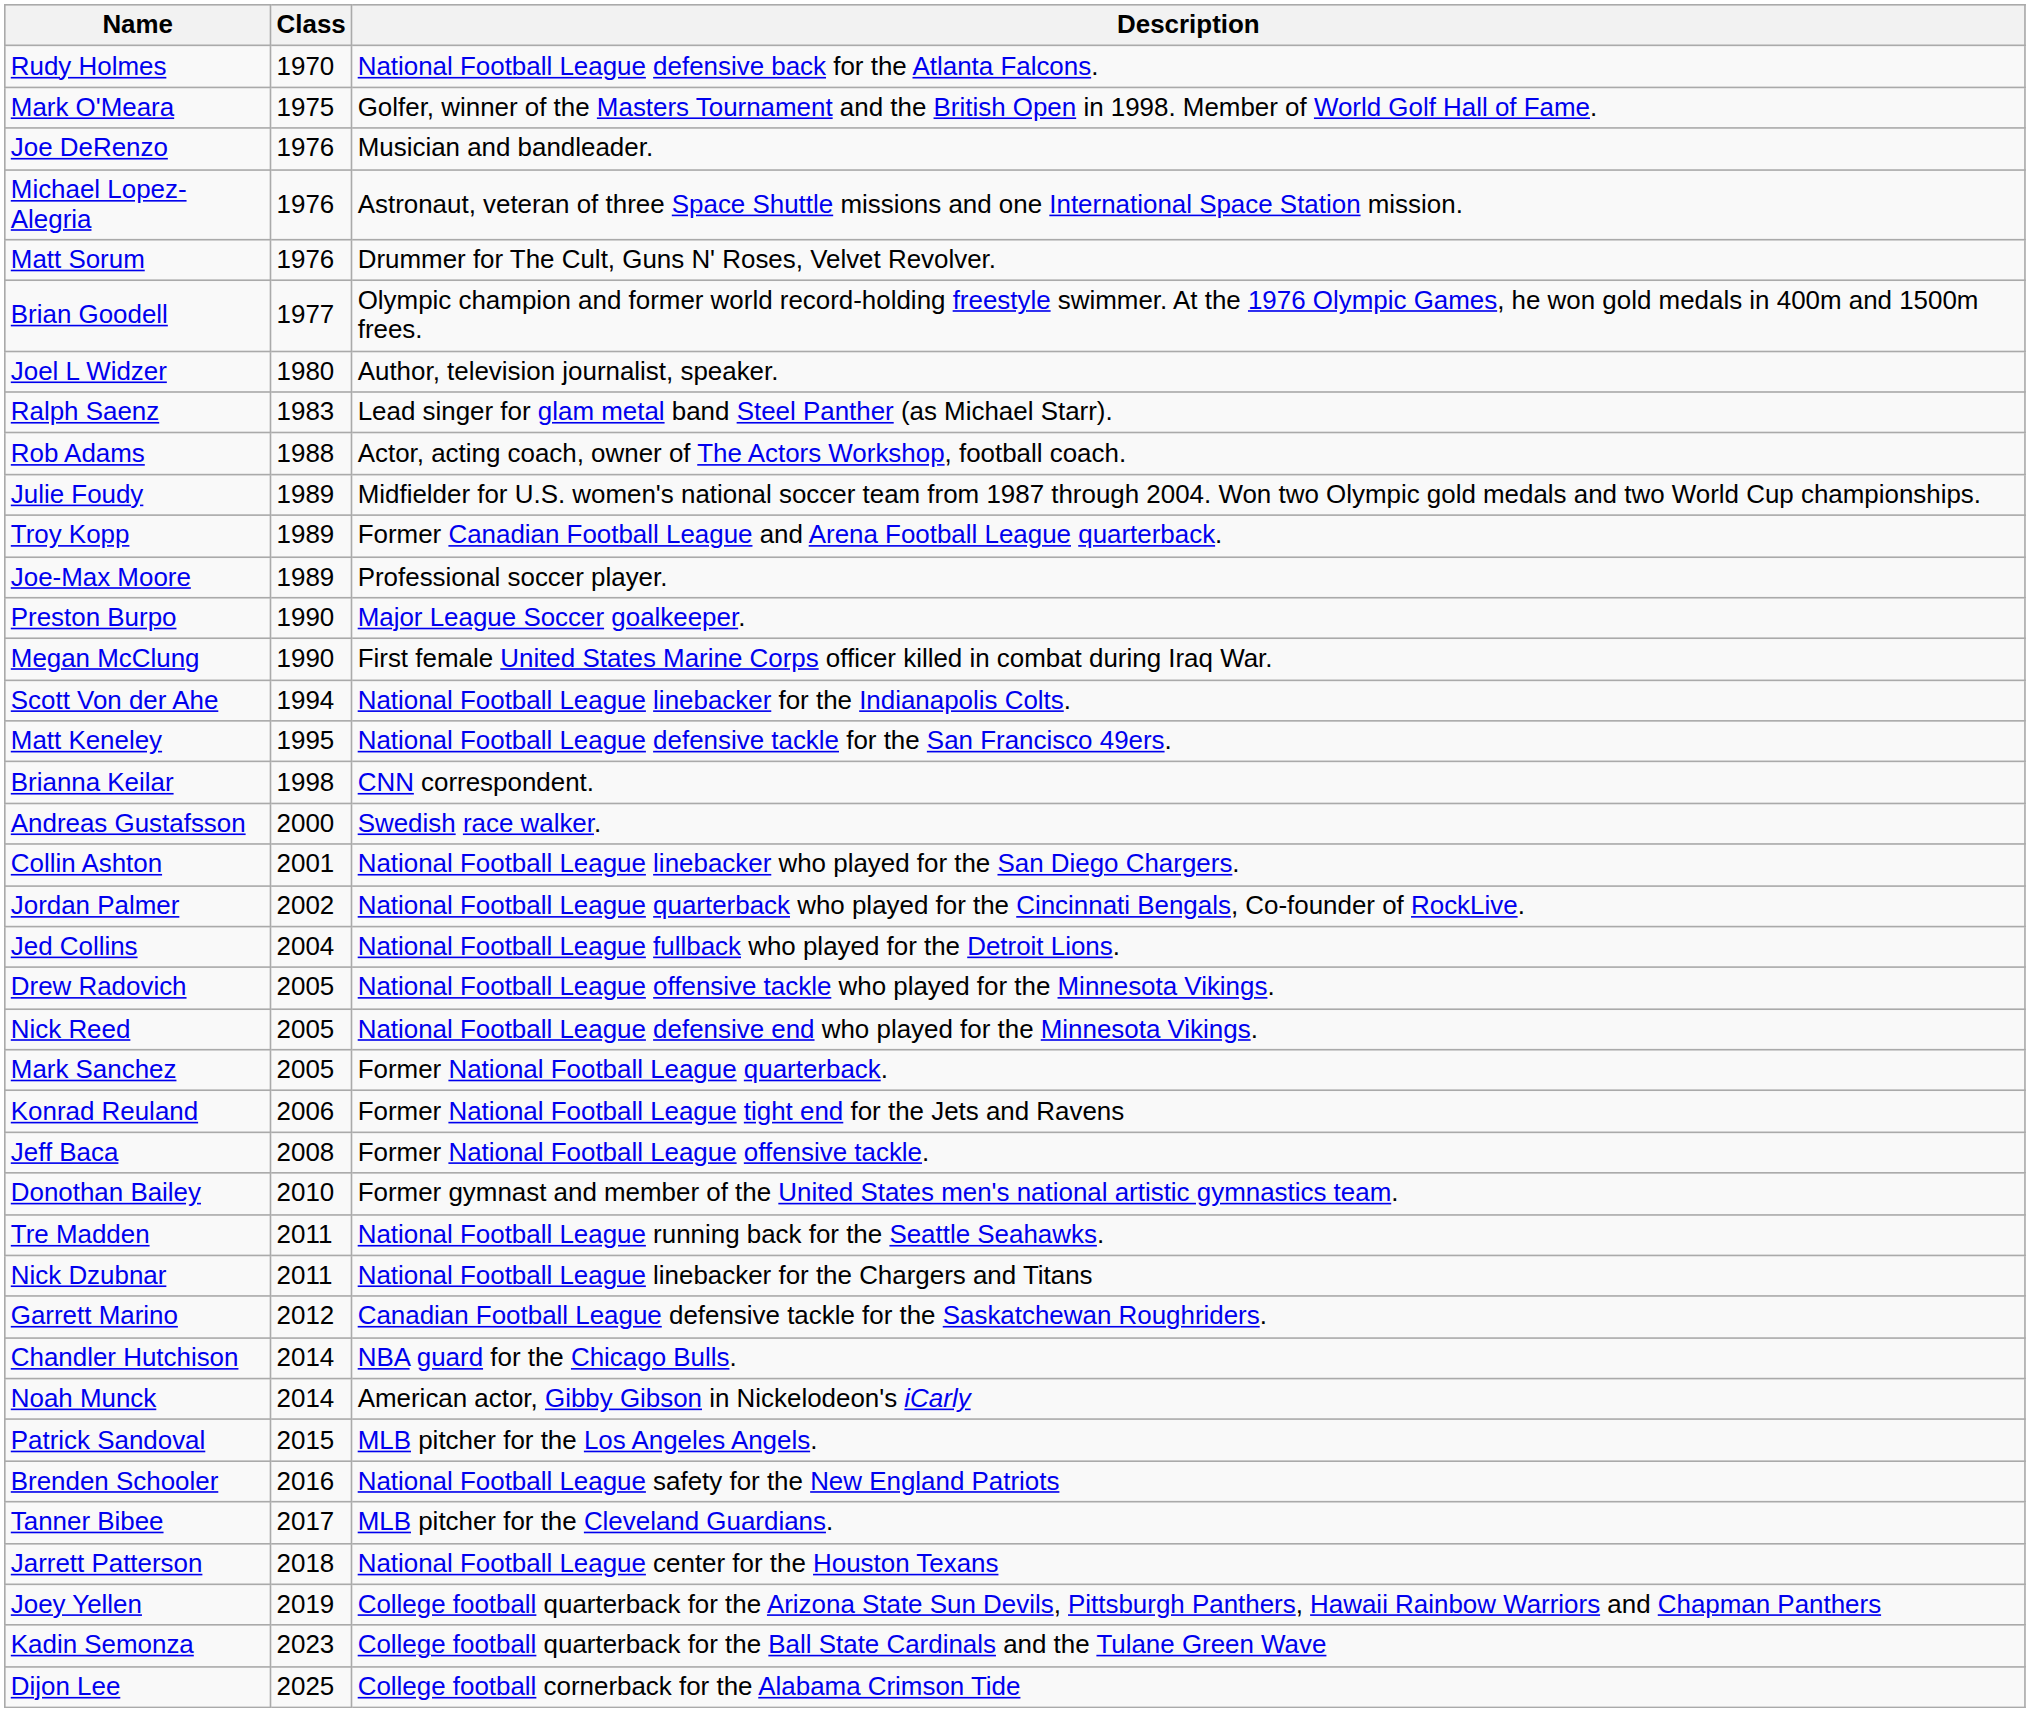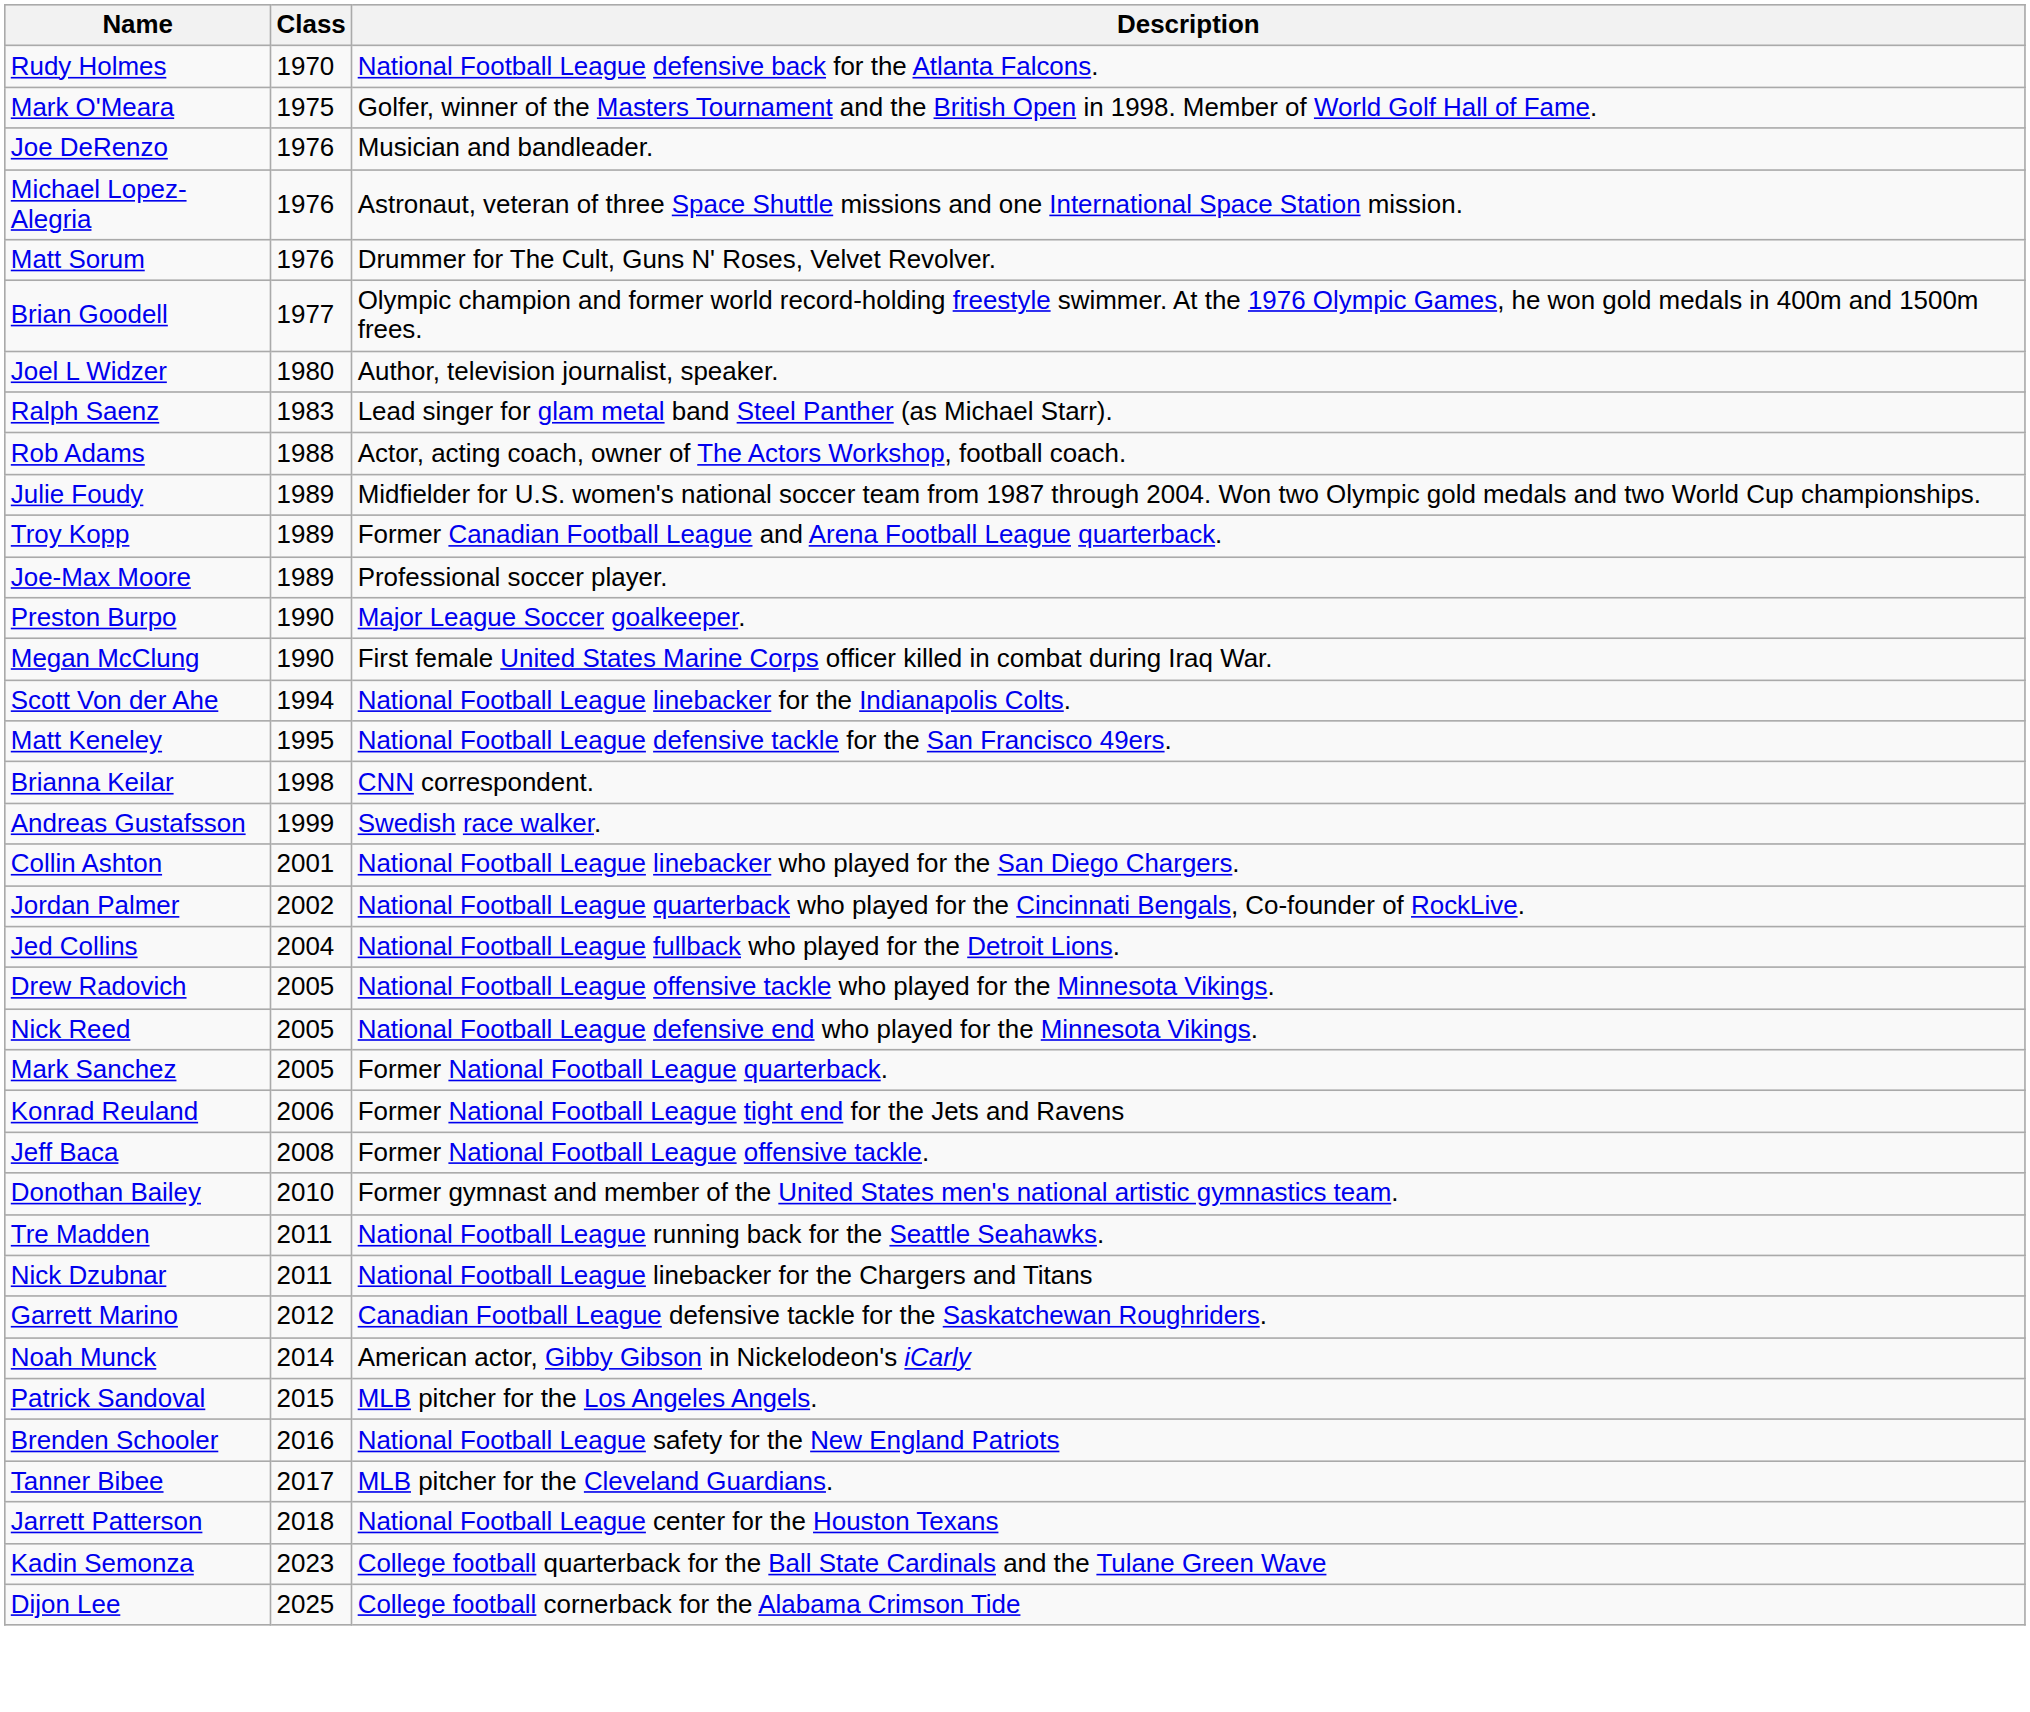(305, 823) 2000 -> (305, 823) 1999
- row: (125, 1357)
- row: (76, 1604)
